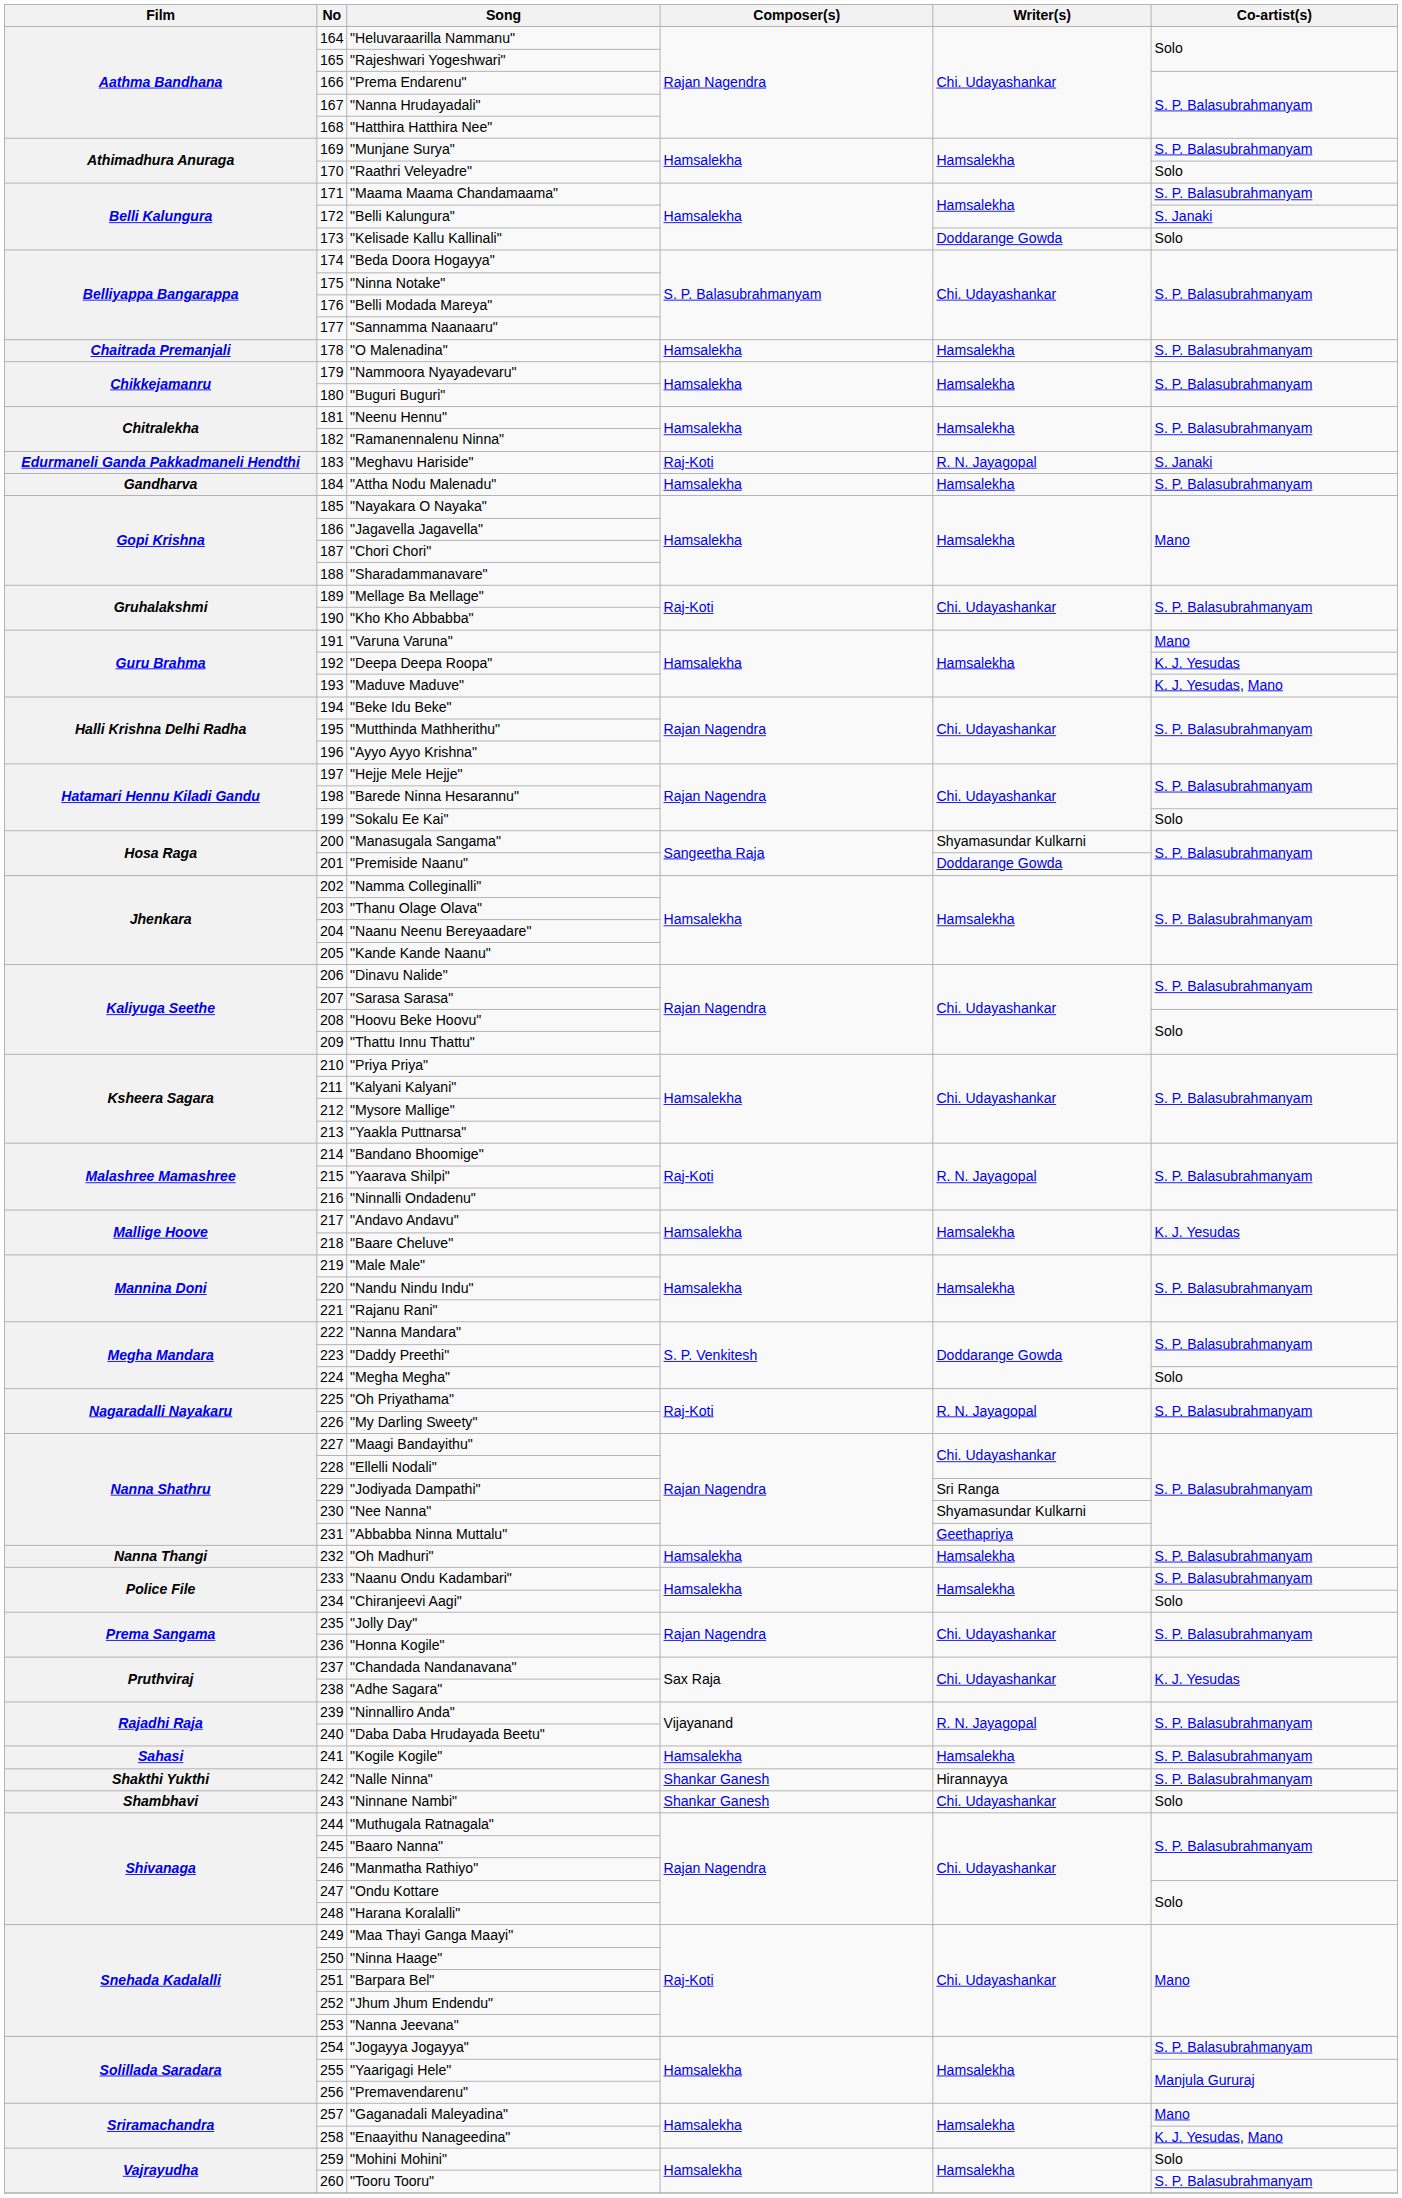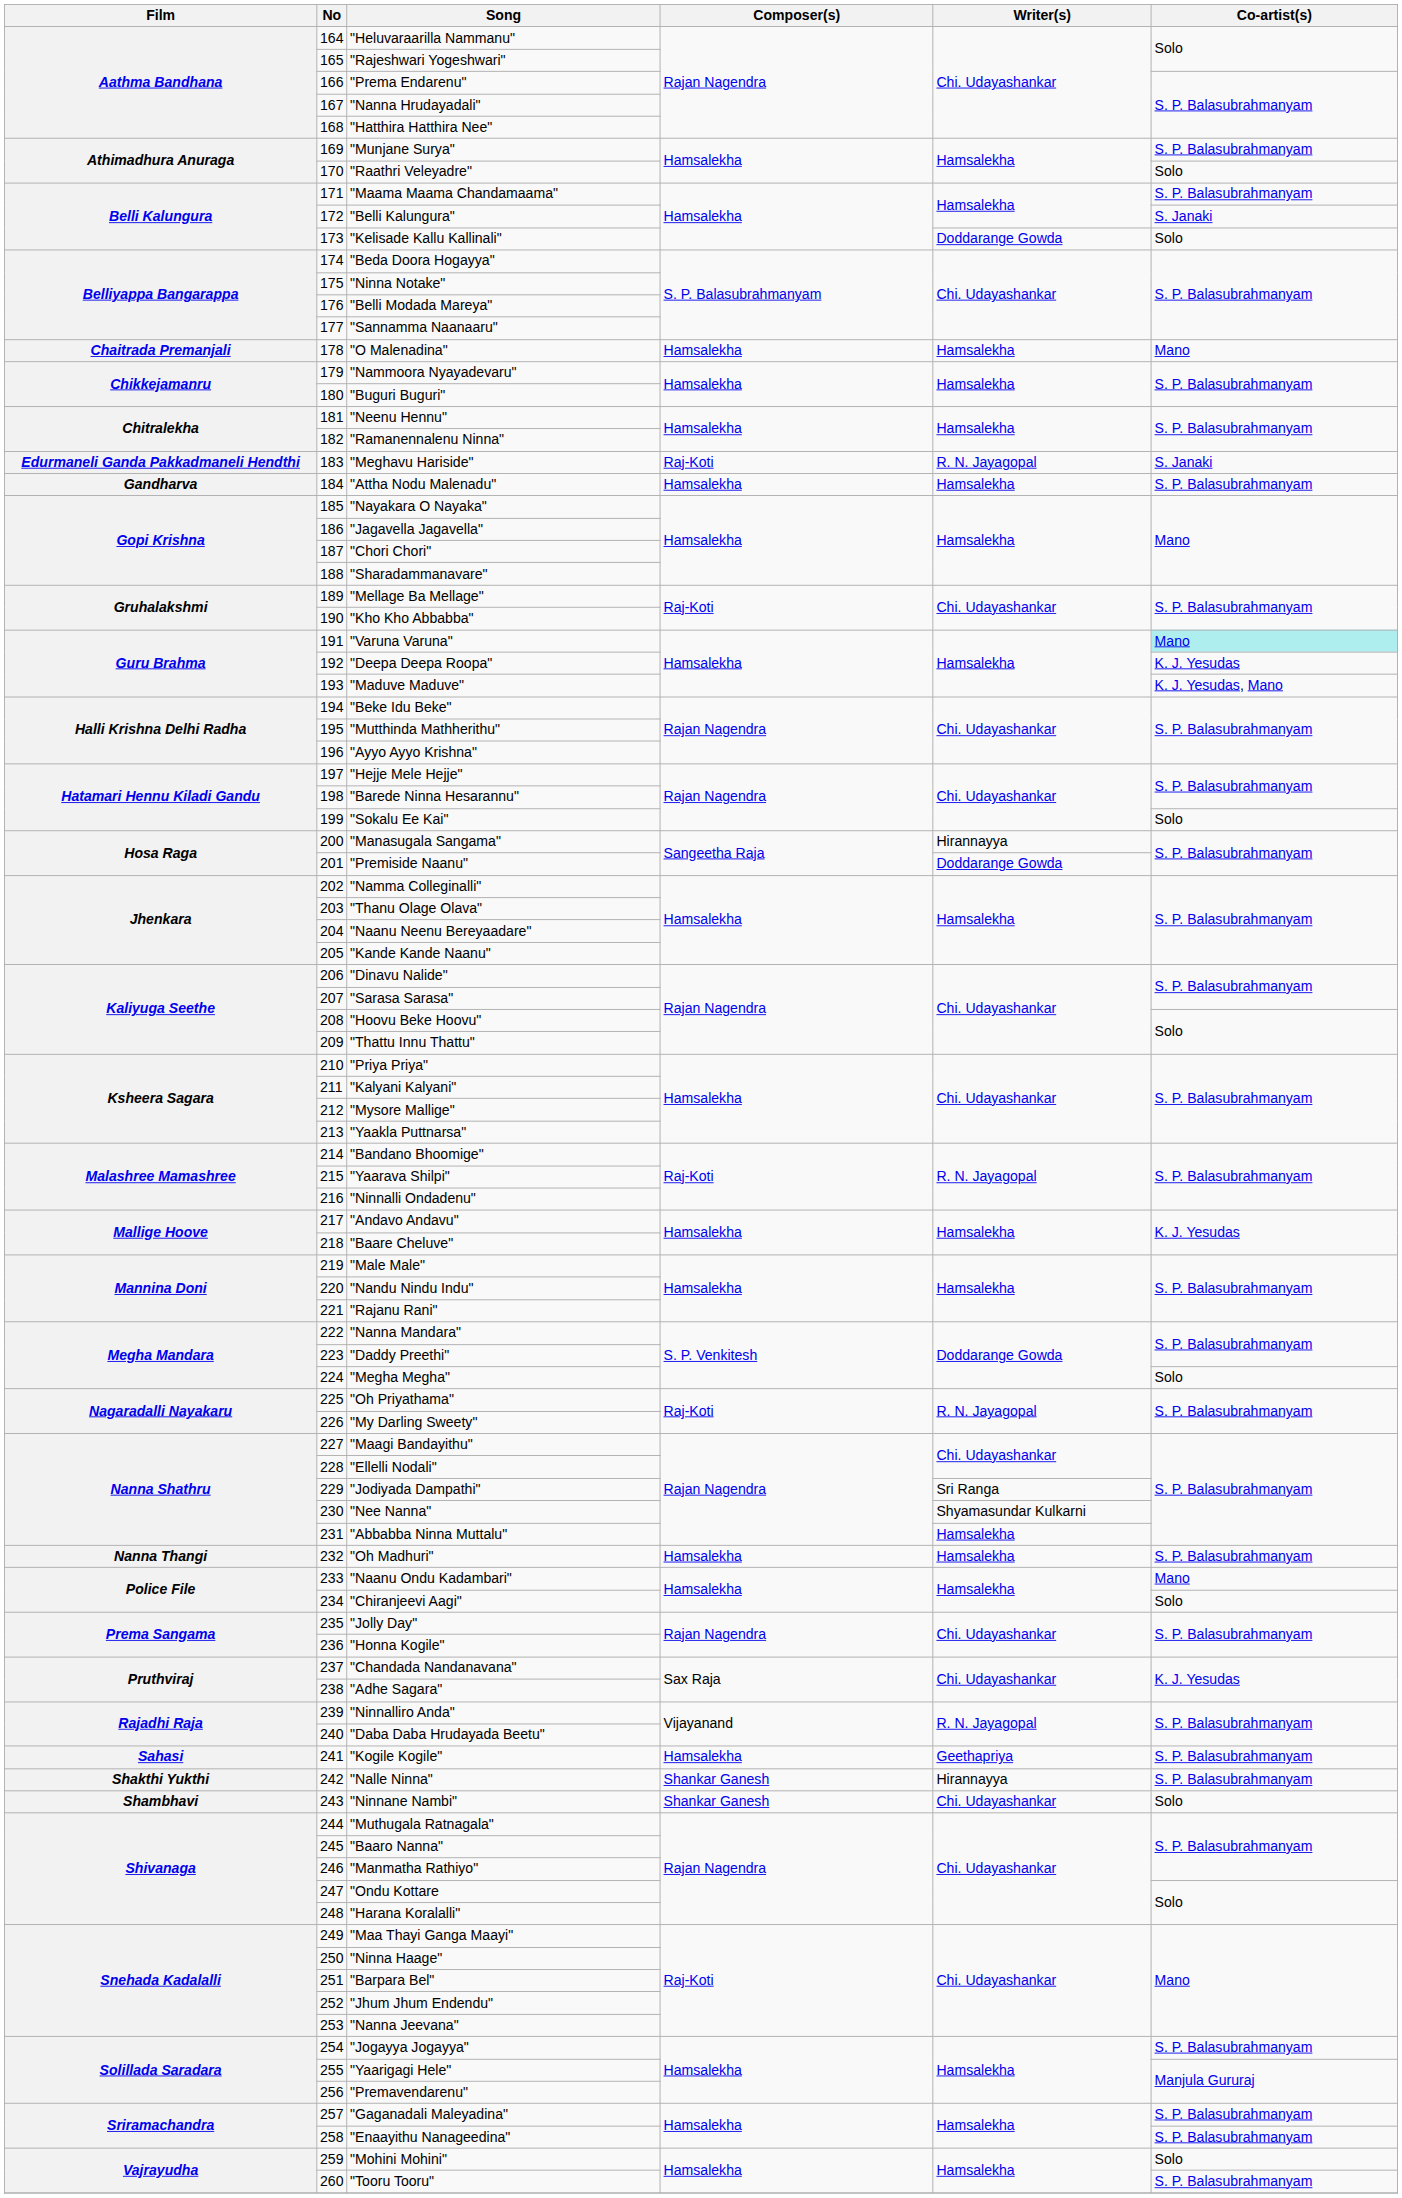(1233, 350) S. P. Balasubrahmanyam -> (1172, 350) Mano
(1172, 640) no background -> (1172, 640) paleturquoise background
(1011, 841) Shyamasundar Kulkarni -> (972, 841) Hirannayya
(975, 1534) Geethapriya -> (976, 1534) Hamsalekha
(1233, 1578) S. P. Balasubrahmanyam -> (1172, 1578) Mano
(976, 1757) Hamsalekha -> (975, 1757) Geethapriya
(1172, 2114) Mano -> (1233, 2114) S. P. Balasubrahmanyam
(1219, 2137) K. J. Yesudas, Mano -> (1233, 2137) S. P. Balasubrahmanyam
